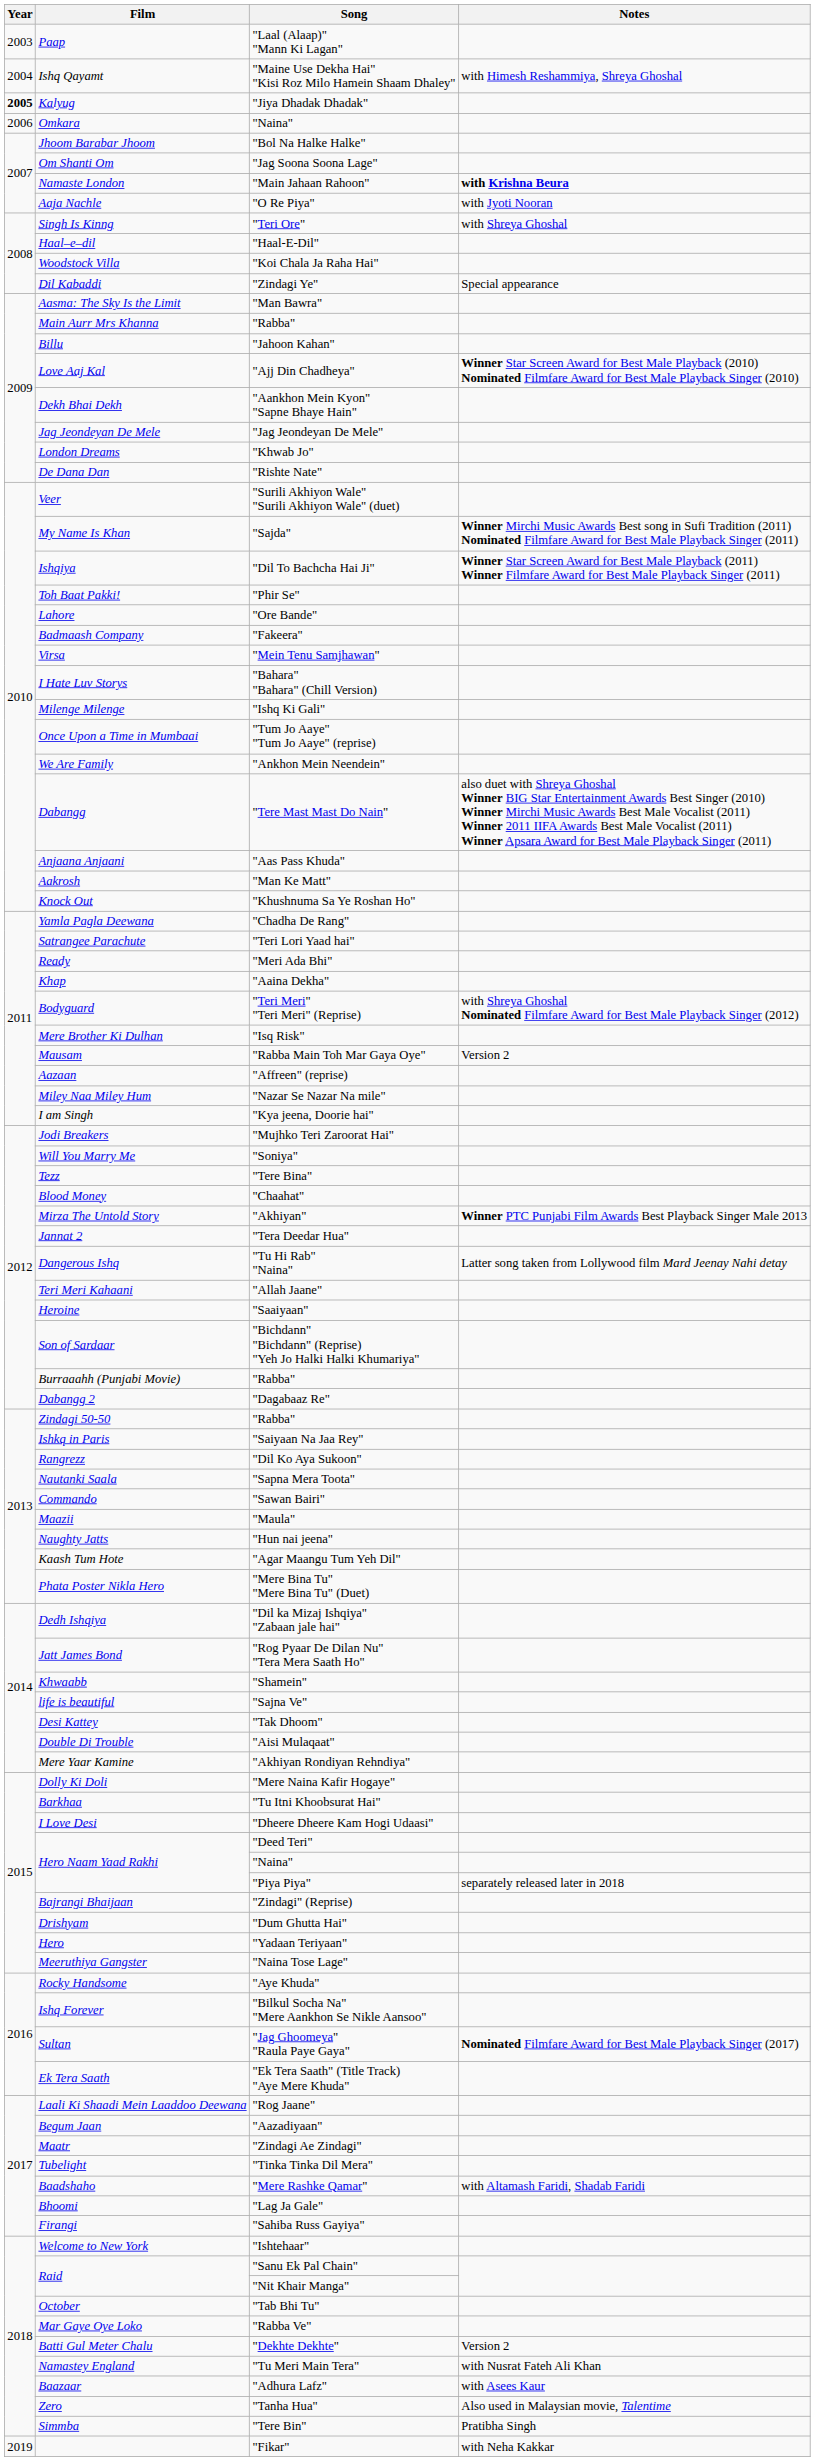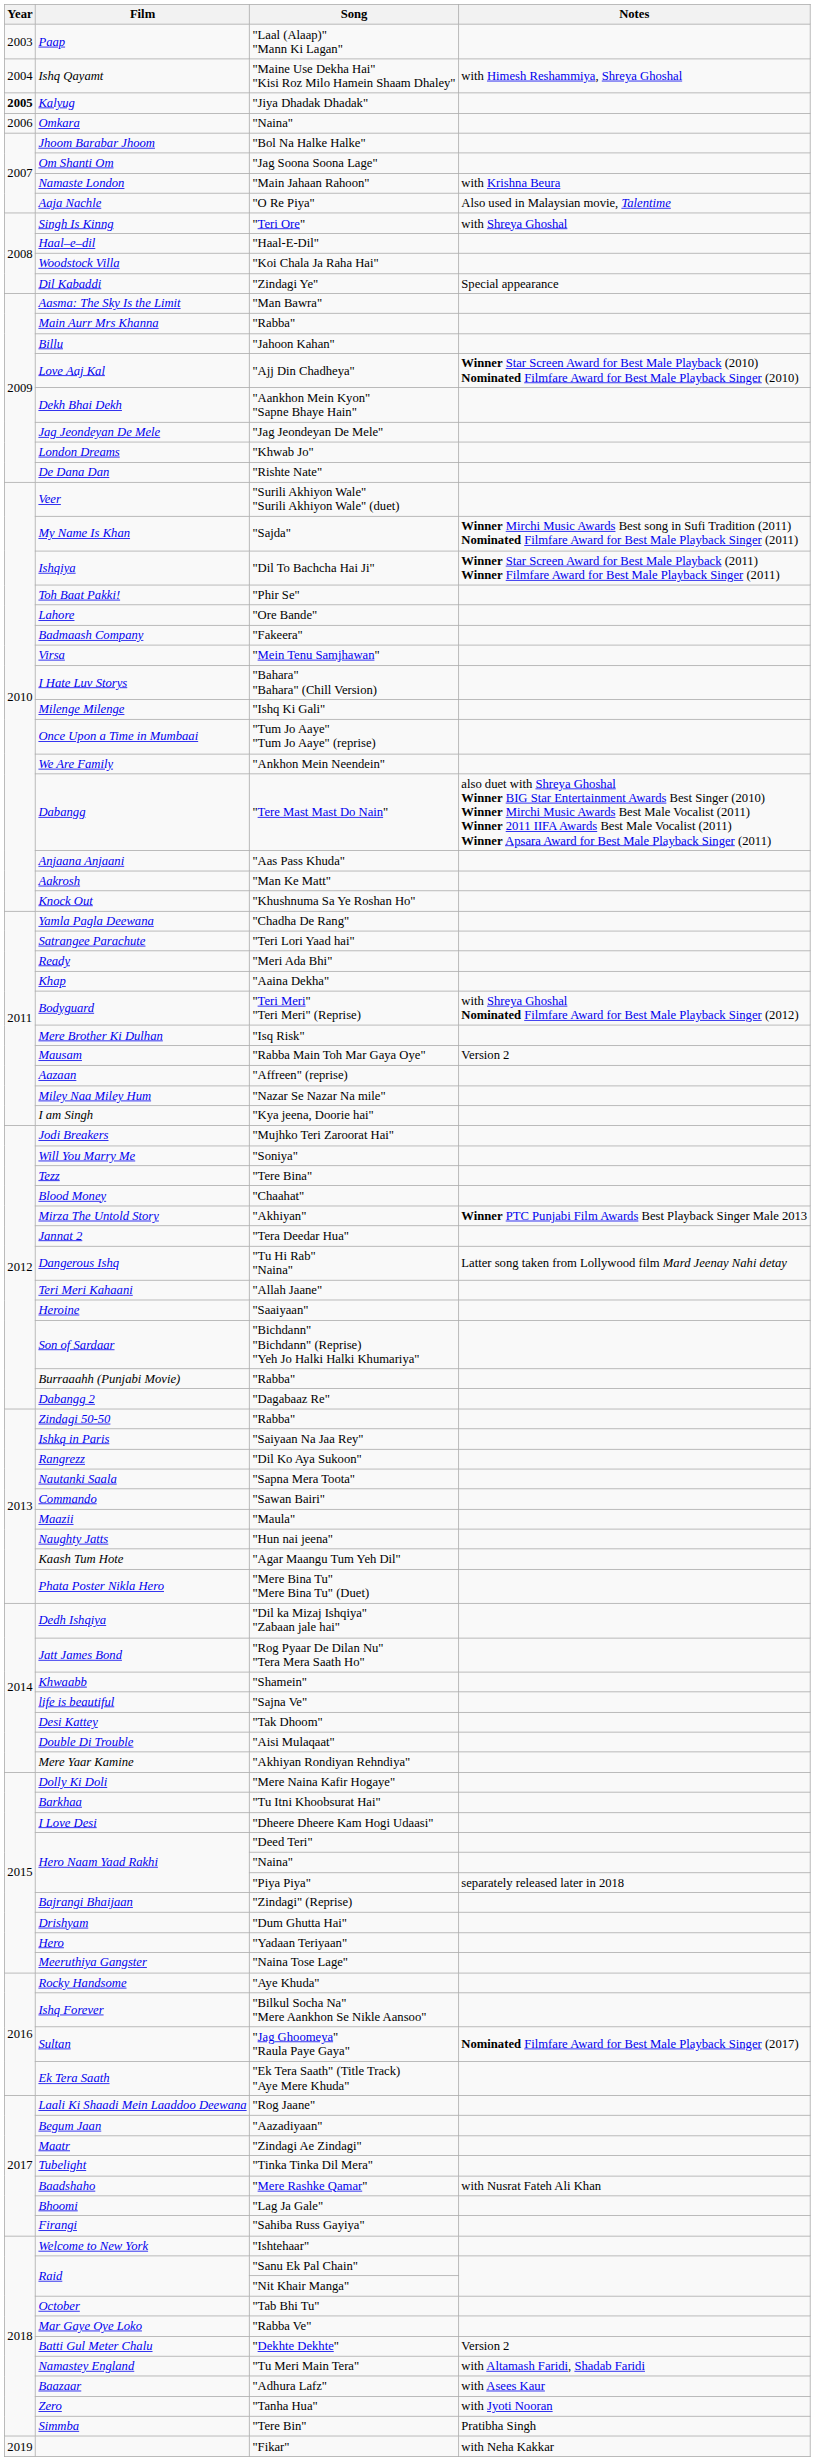(515, 183) bold -> (511, 183) normal
(507, 203) with Jyoti Nooran -> (566, 203) Also used in Malaysian movie, Talentime
(553, 2185) with Altamash Faridi, Shadab Faridi -> (531, 2185) with Nusrat Fateh Ali Khan
(531, 2366) with Nusrat Fateh Ali Khan -> (553, 2366) with Altamash Faridi, Shadab Faridi
(566, 2406) Also used in Malaysian movie, Talentime -> (507, 2406) with Jyoti Nooran
